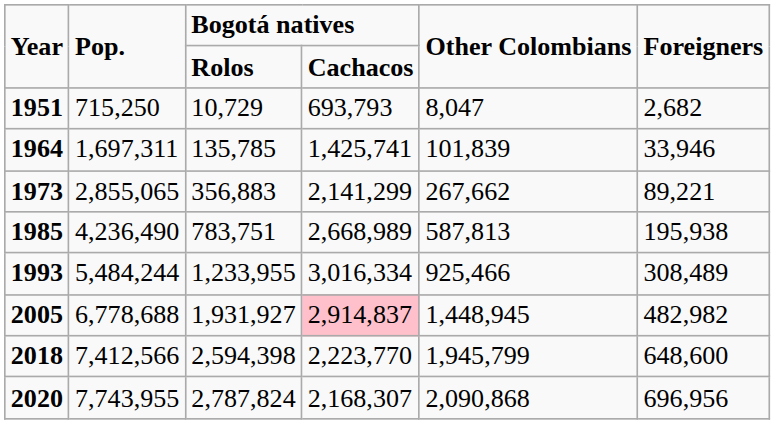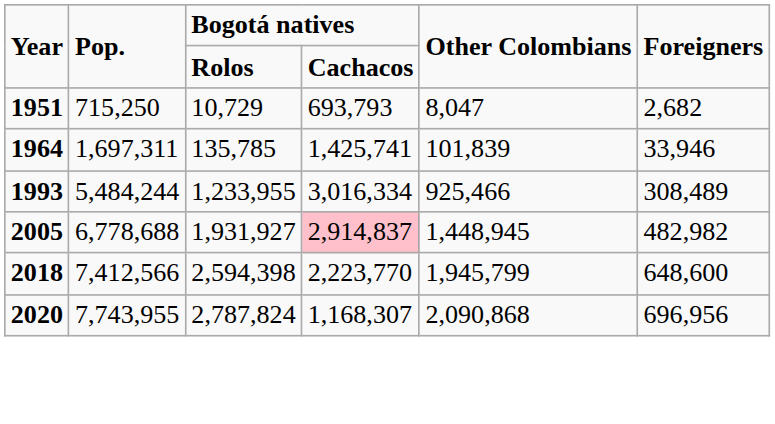- row: (37, 190)
- row: (37, 231)
(360, 397) 2,168,307 -> (360, 314) 1,168,307
